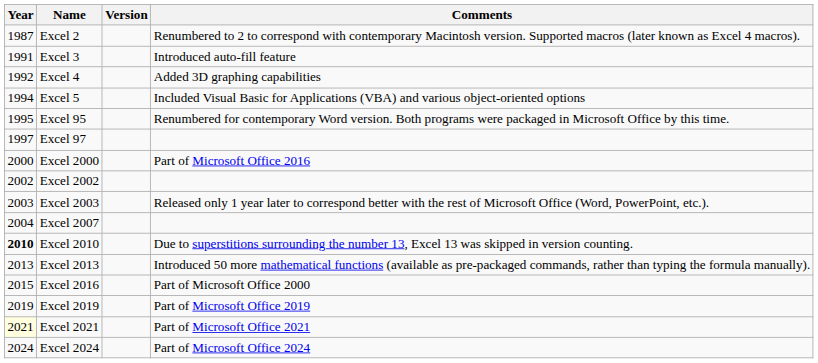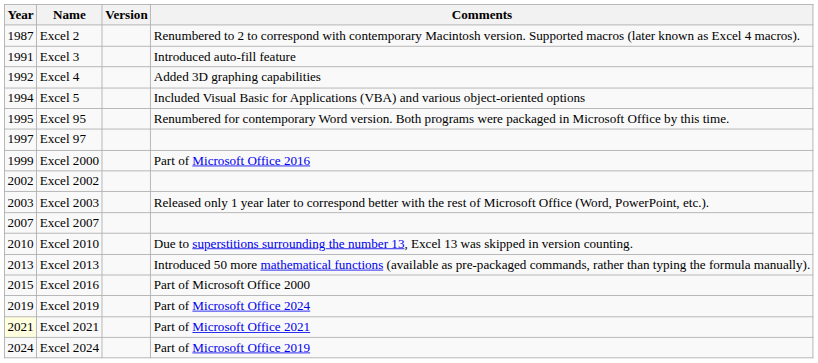(21, 160) 2000 -> (21, 160) 1999
(21, 222) 2004 -> (21, 222) 2007
(21, 243) bold -> (21, 243) normal
(232, 306) Part of Microsoft Office 2019 -> (232, 306) Part of Microsoft Office 2024
(232, 347) Part of Microsoft Office 2024 -> (232, 347) Part of Microsoft Office 2019
